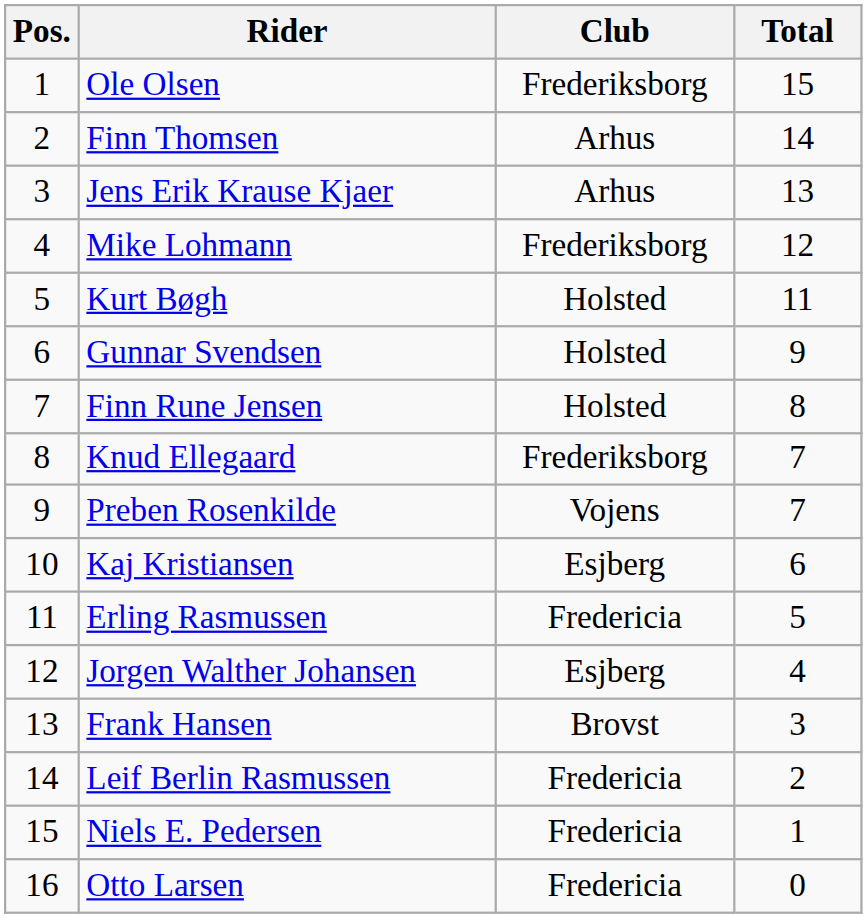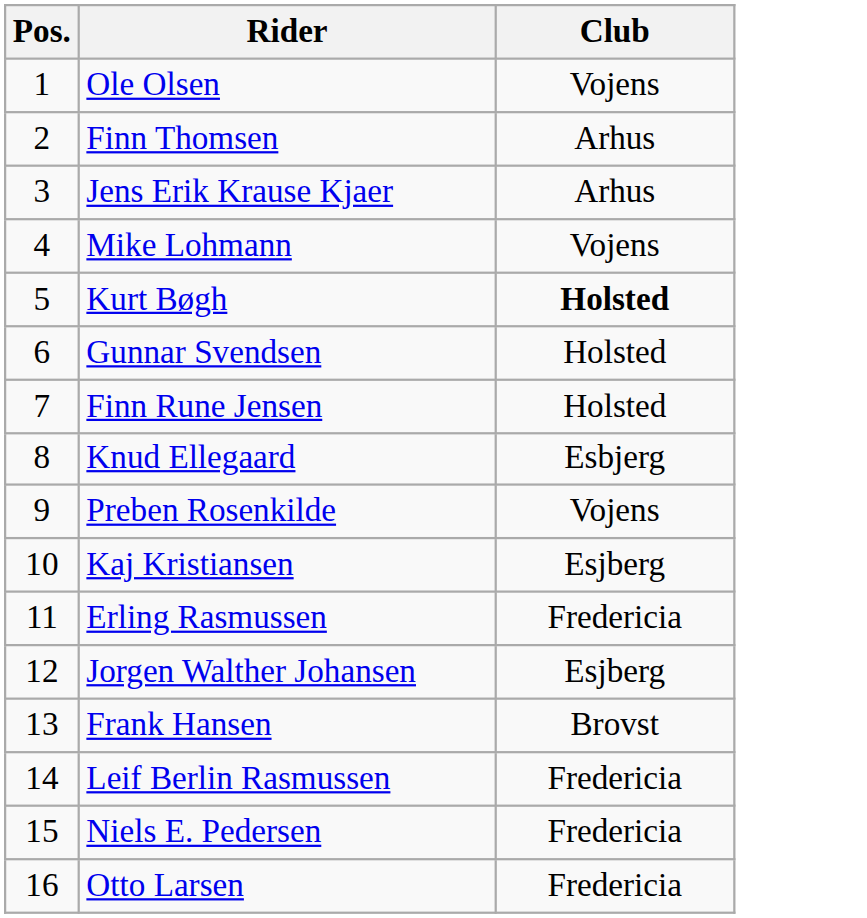- column: (797, 31)
(615, 84) Frederiksborg -> (615, 84) Vojens
(615, 244) Frederiksborg -> (615, 244) Vojens
(615, 297) normal -> (615, 297) bold
(615, 458) Frederiksborg -> (615, 458) Esbjerg
